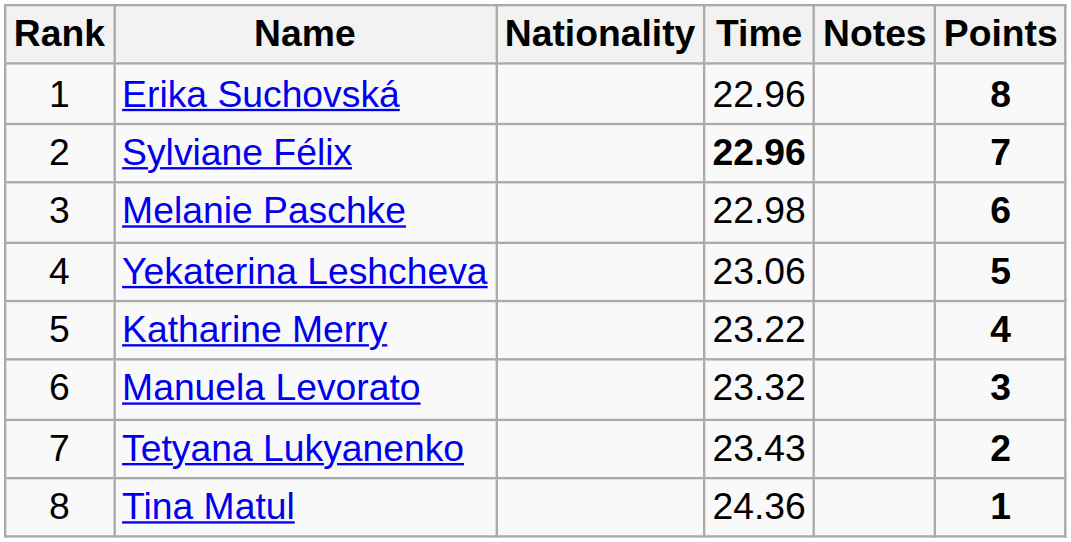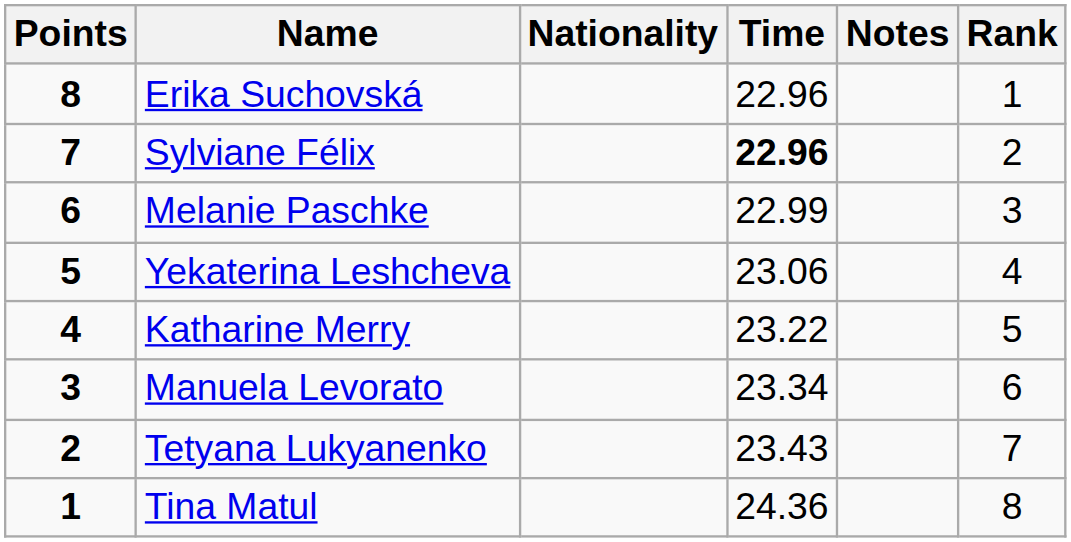columns swapped: (59, 34) <-> (1001, 34)
(759, 211) 22.98 -> (782, 211) 22.99
(759, 388) 23.32 -> (782, 388) 23.34
